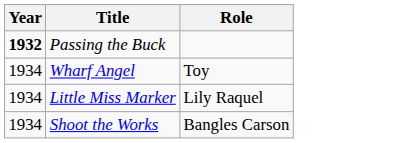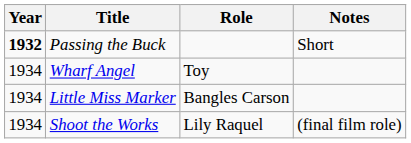+ column: (349, 17)
(223, 97) Lily Raquel -> (236, 97) Bangles Carson
(236, 124) Bangles Carson -> (223, 124) Lily Raquel
